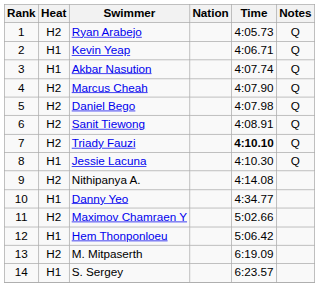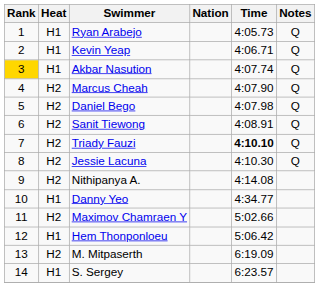(54, 32) H2 -> (54, 32) H1
(21, 69) no background -> (21, 69) gold background
(54, 161) H1 -> (54, 161) H2
